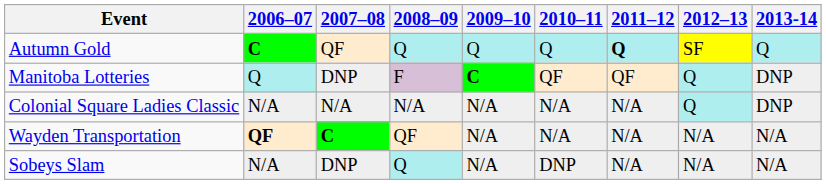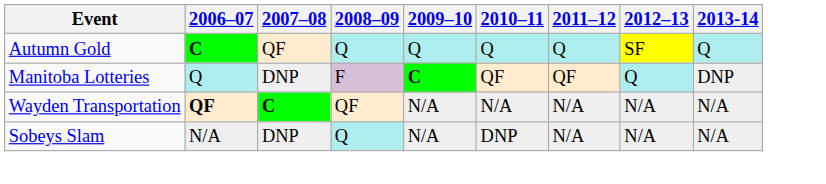(618, 48) bold -> (559, 48) normal
- row: (124, 106)
